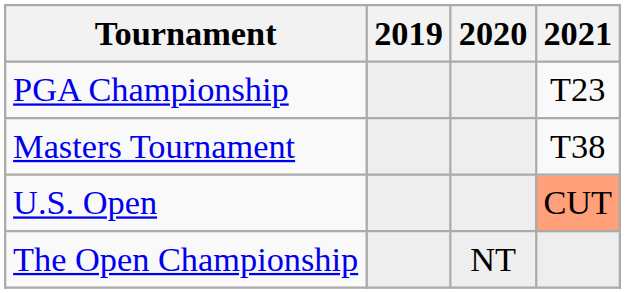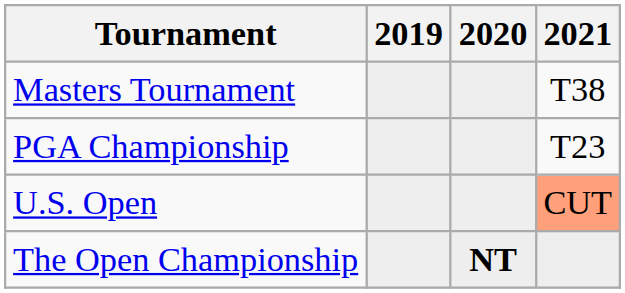rows swapped: (154, 146) <-> (151, 89)
(493, 259) normal -> (493, 259) bold
